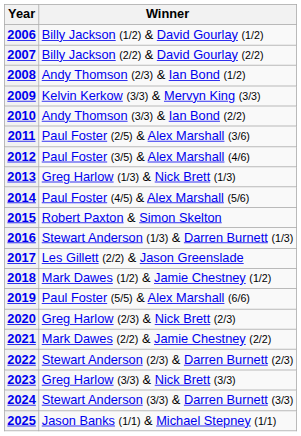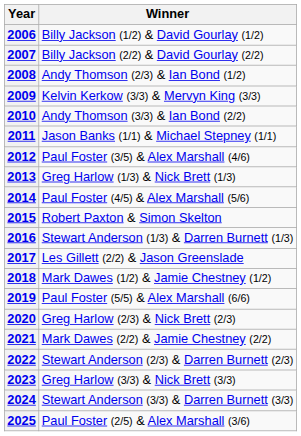(146, 136) Paul Foster (2/5) & Alex Marshall (3/6) -> (159, 136) Jason Banks (1/1) & Michael Stepney (1/1)
(159, 420) Jason Banks (1/1) & Michael Stepney (1/1) -> (146, 420) Paul Foster (2/5) & Alex Marshall (3/6)
